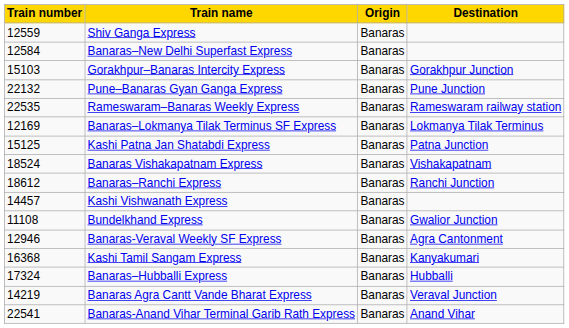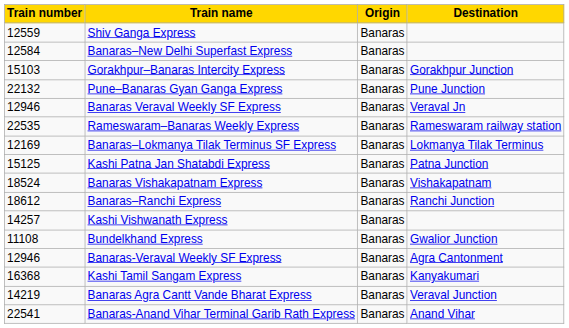+ row: (184, 107)
(24, 201) 14457 -> (24, 220) 14257
- row: (157, 276)
